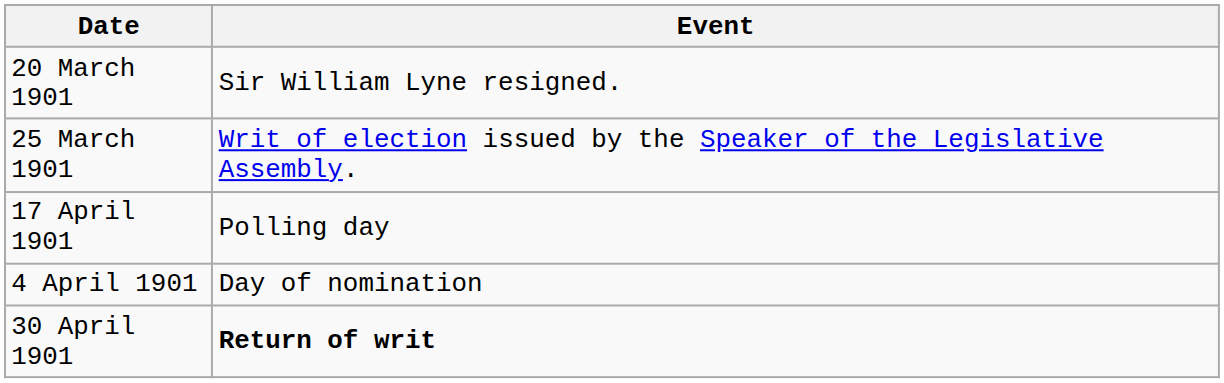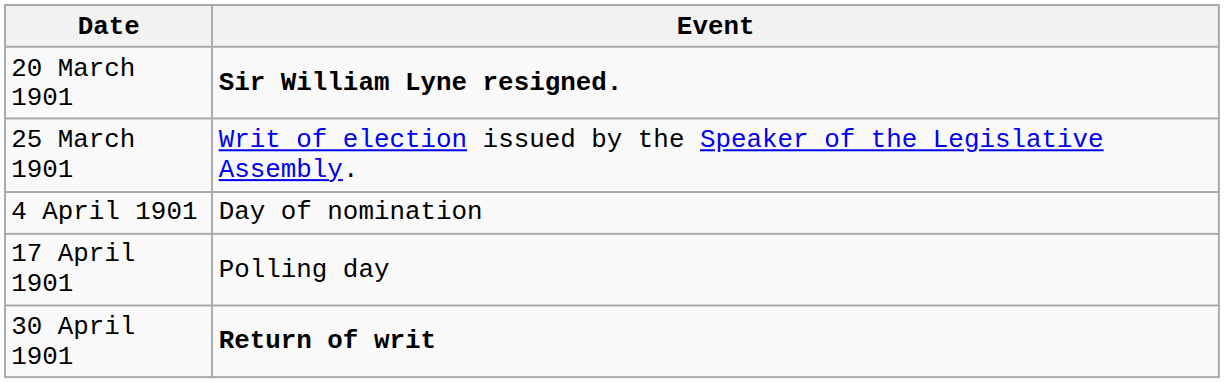(421, 83) normal -> (421, 83) bold
rows swapped: (104, 284) <-> (73, 227)
